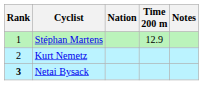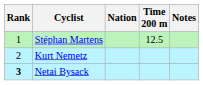(154, 39) 12.9 -> (154, 39) 12.5
